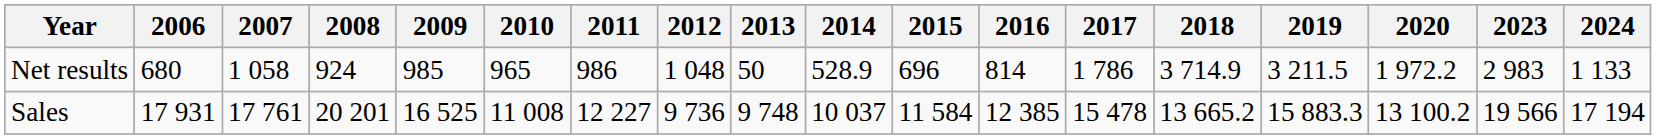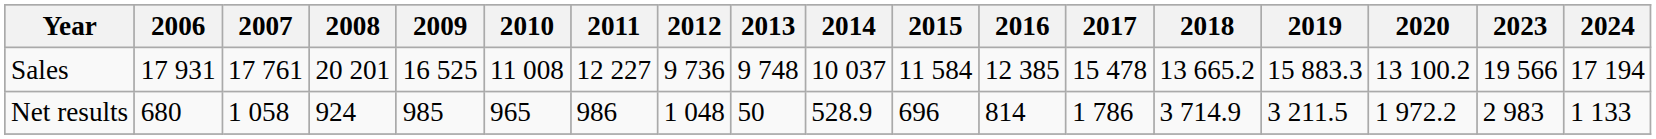rows swapped: (40, 112) <-> (70, 69)
